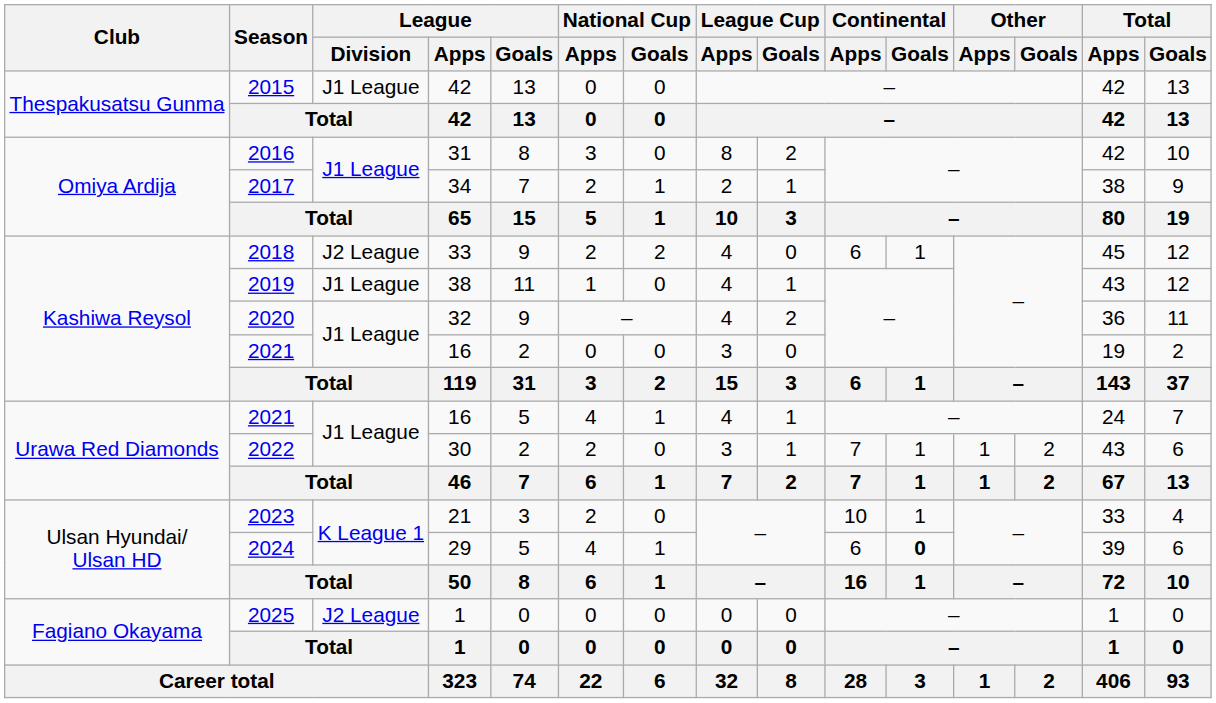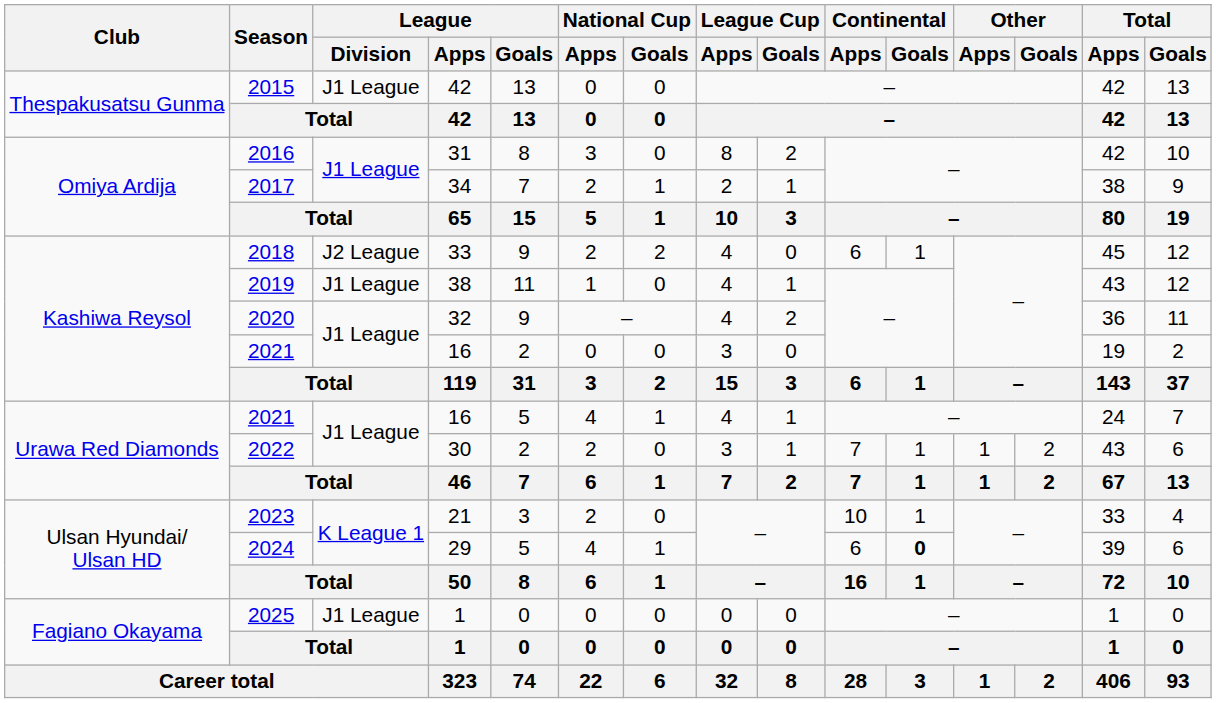(371, 614) J2 League -> (371, 614) J1 League
